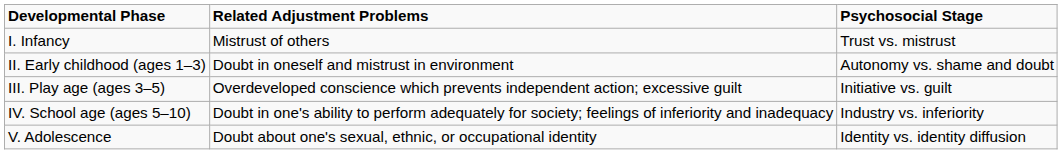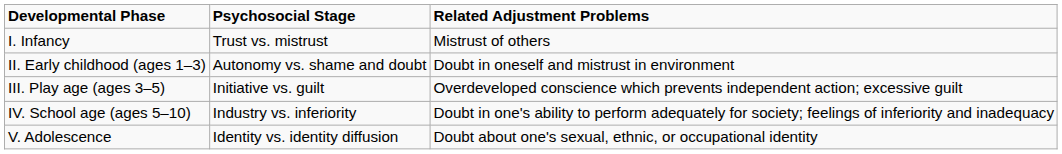columns swapped: (912, 16) <-> (321, 16)
